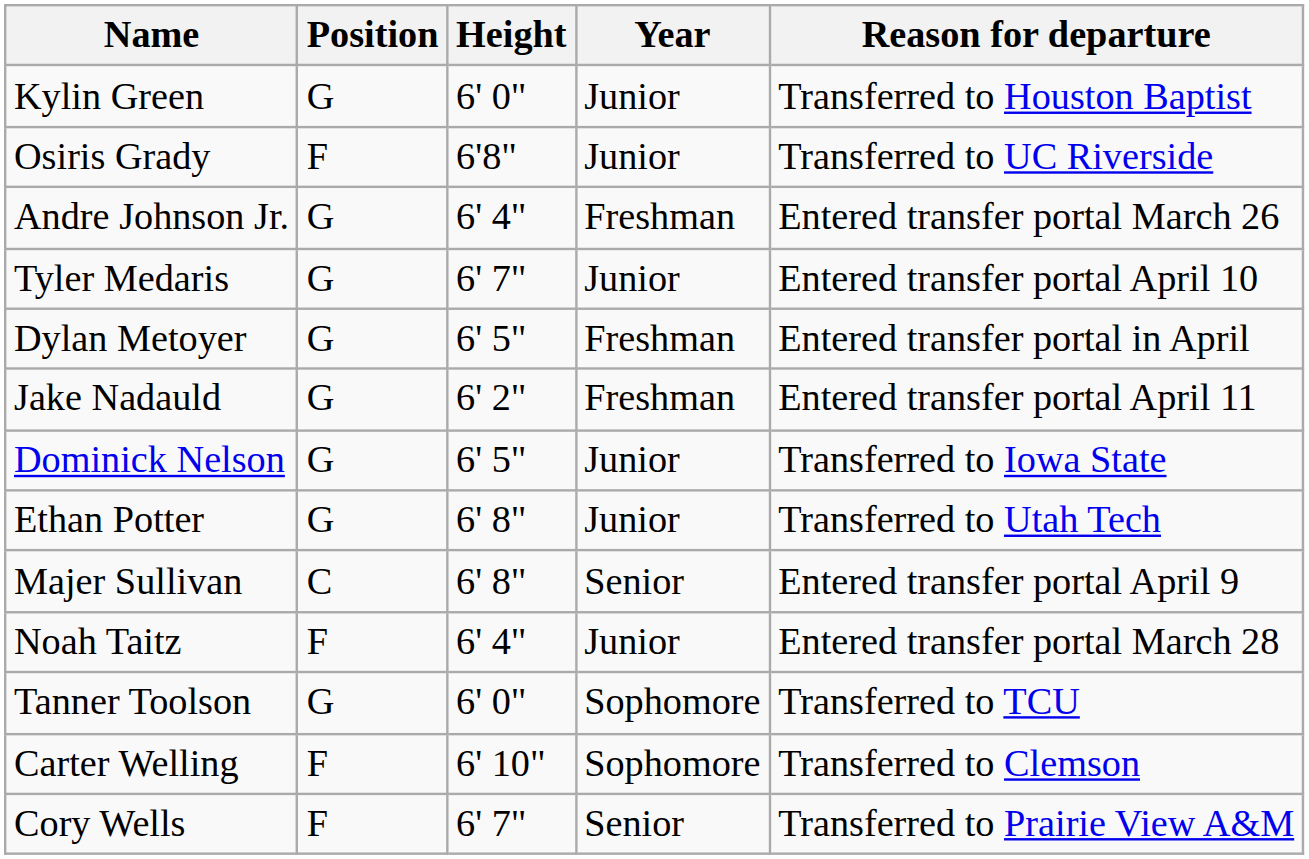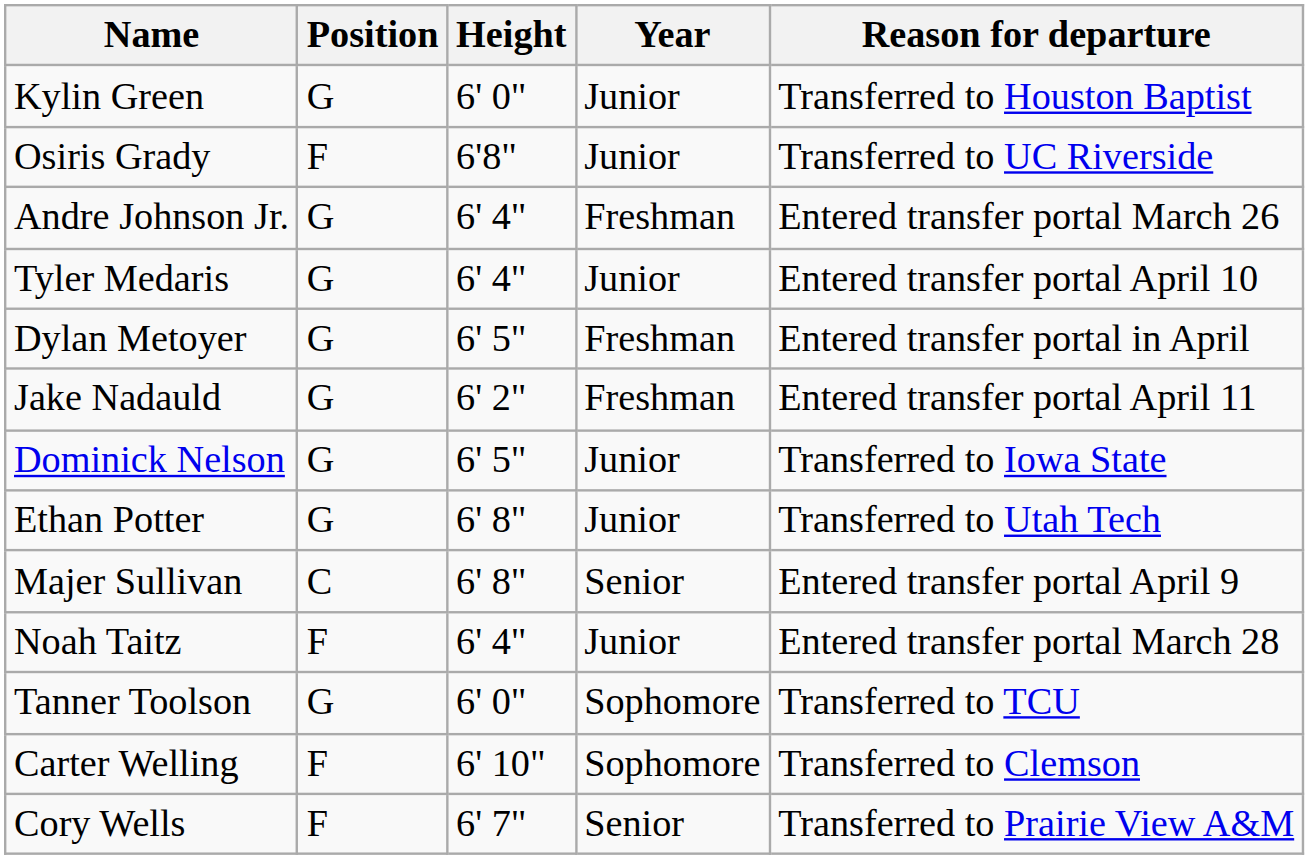(491, 277) 6' 7" -> (491, 277) 6' 4"
